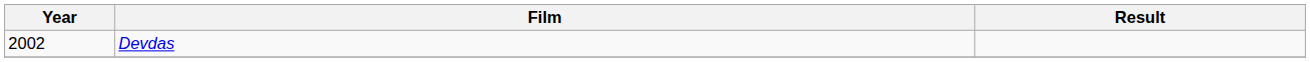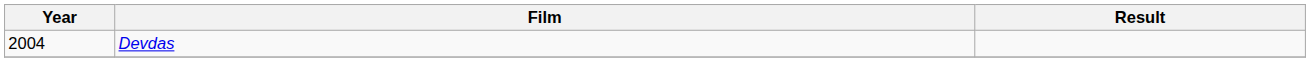(27, 43) 2002 -> (27, 43) 2004
